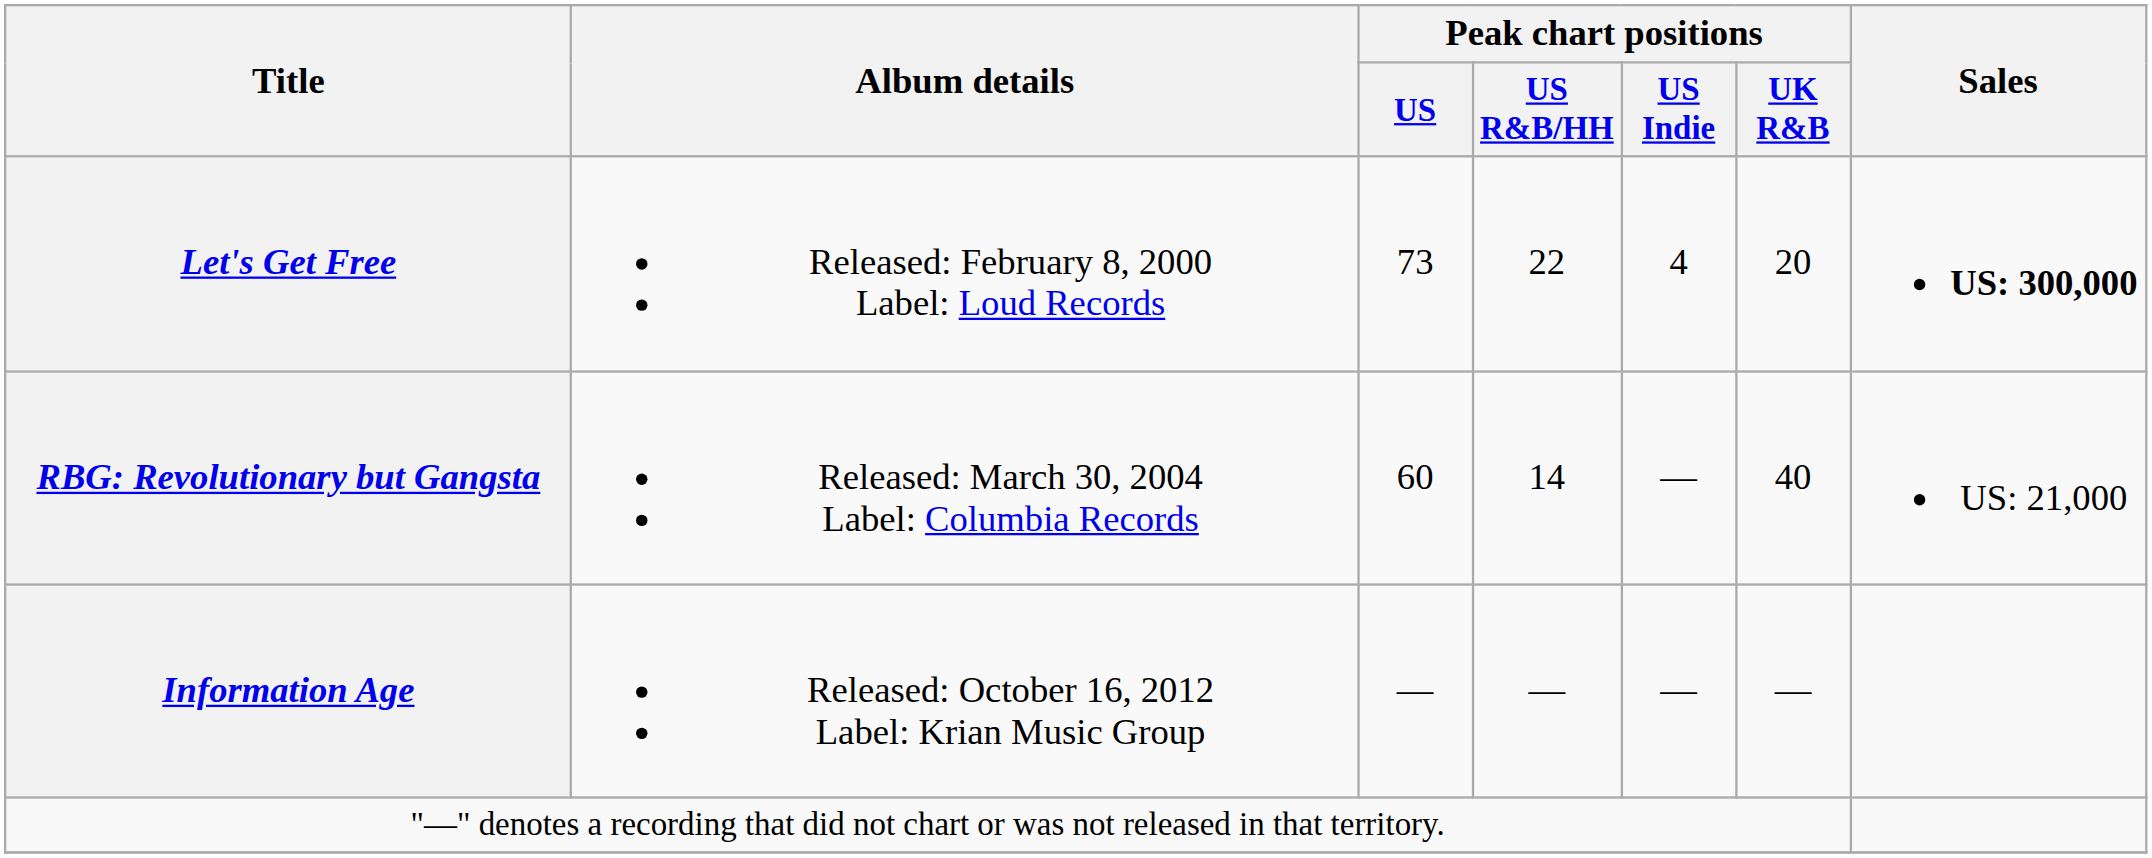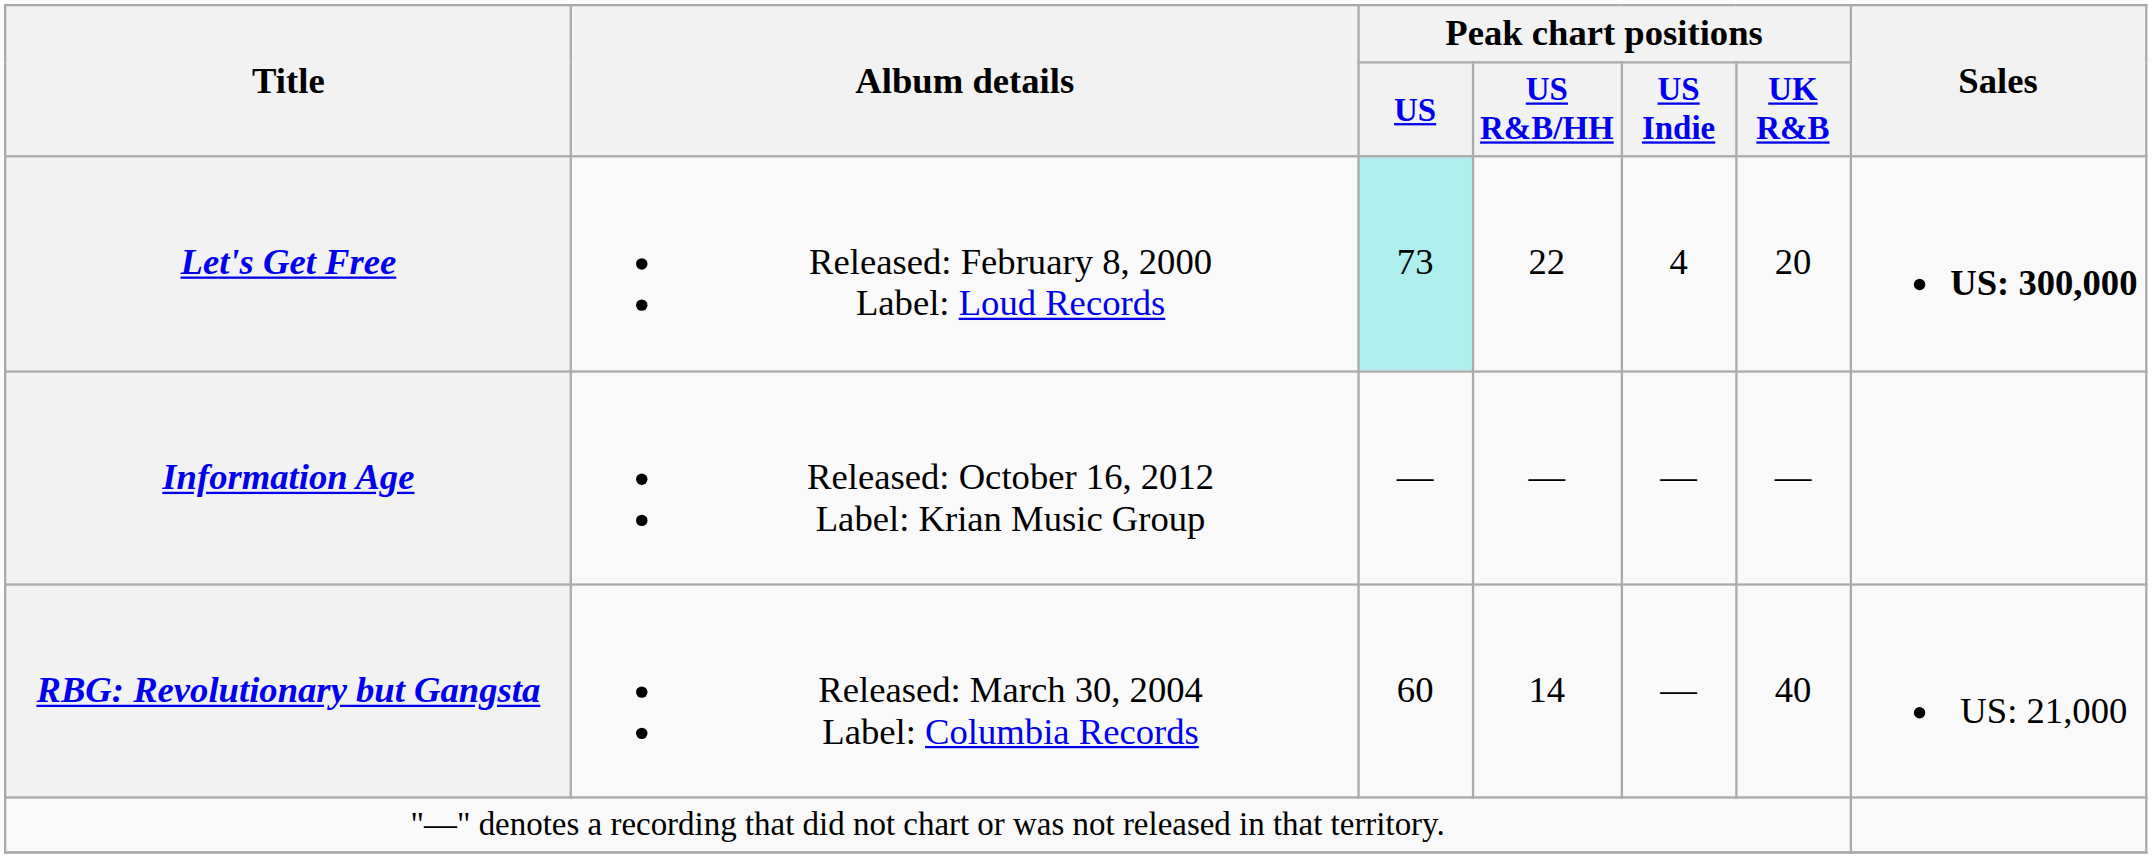(1415, 262) no background -> (1415, 262) paleturquoise background
rows swapped: (288, 476) <-> (288, 690)
